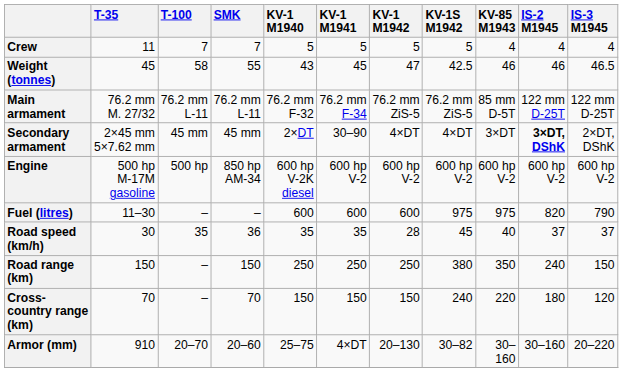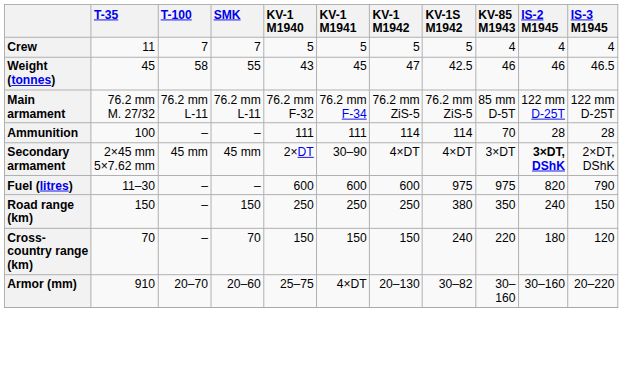+ row: (43, 133)
- row: (28, 166)
- row: (42, 239)
